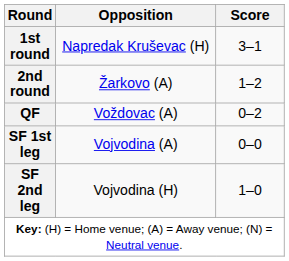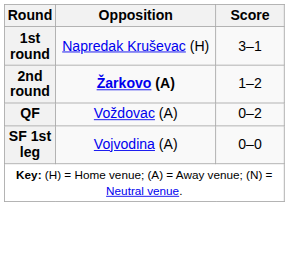(136, 84) normal -> (136, 84) bold
- row: (30, 190)
